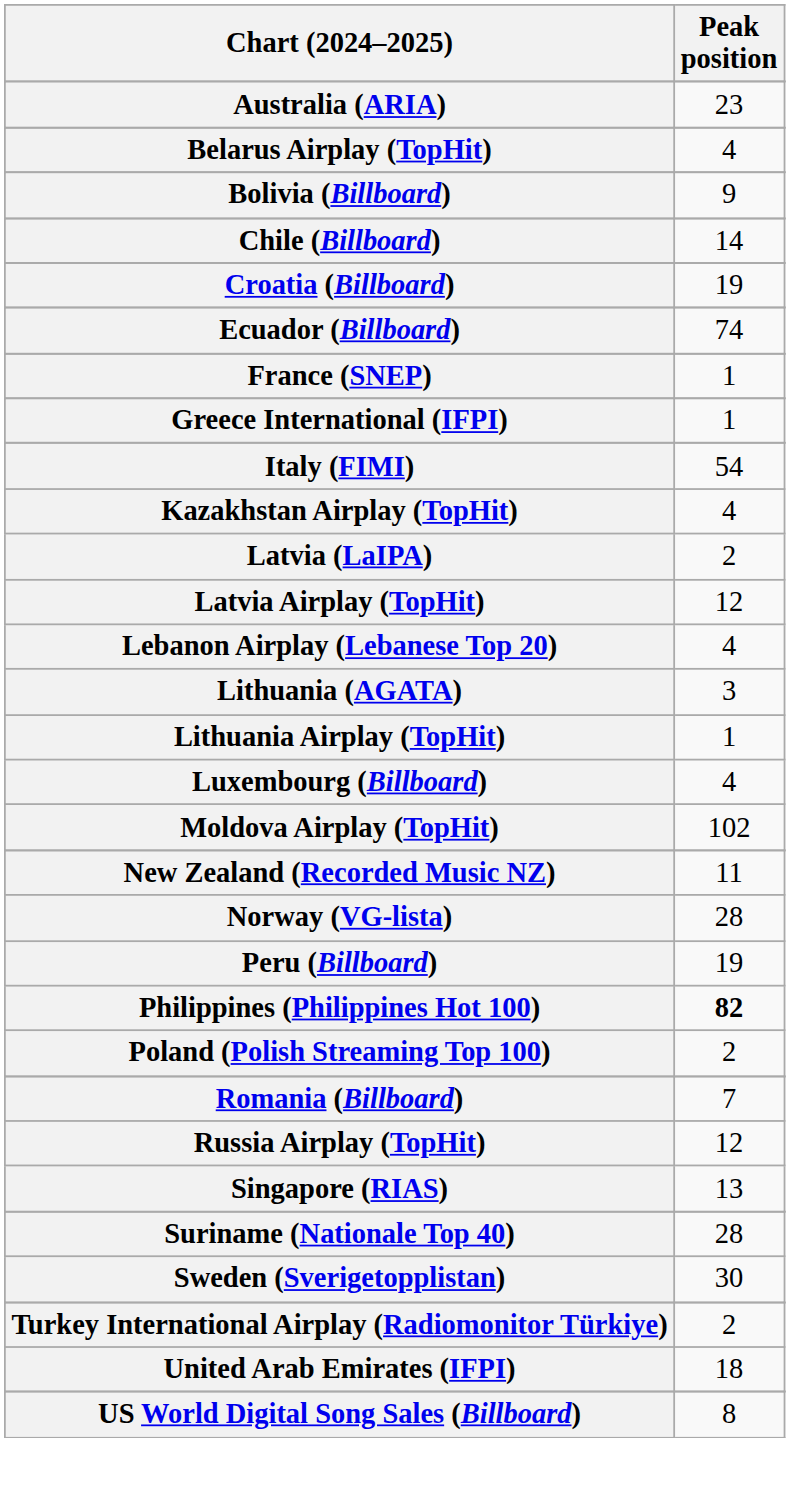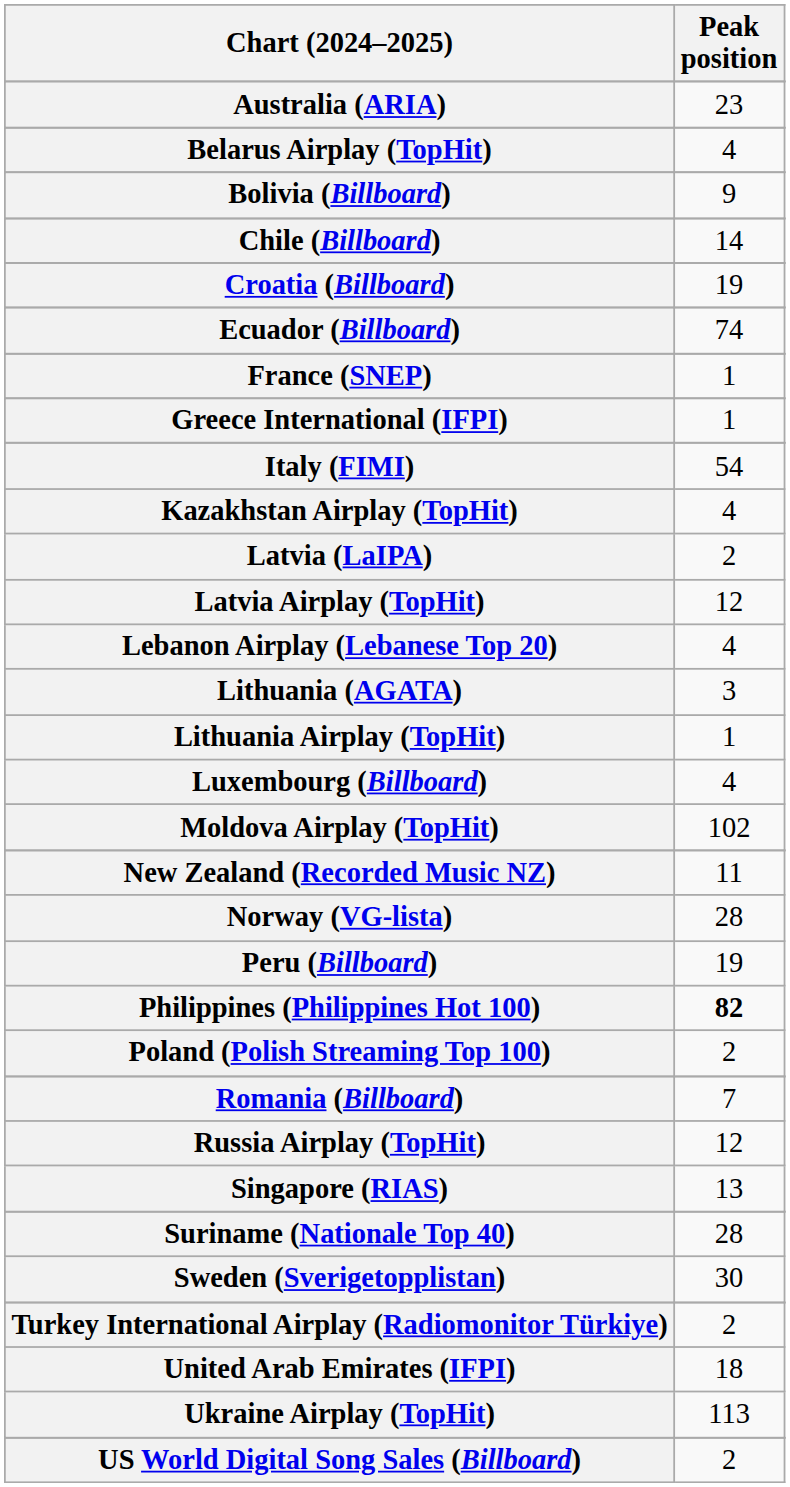+ row: (340, 1414)
(729, 1414) 8 -> (729, 1459) 2
